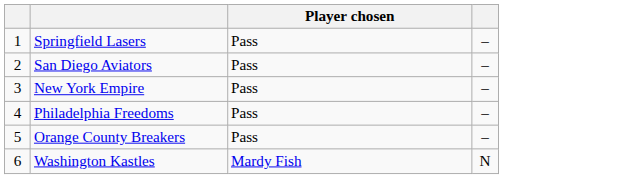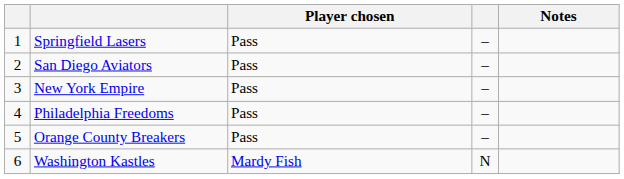+ column: (559, 16)
